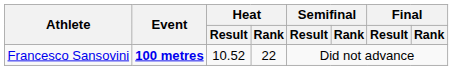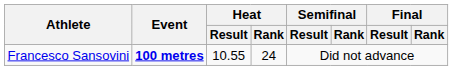(229, 55) 10.52 -> (229, 55) 10.55
(269, 55) 22 -> (269, 55) 24
